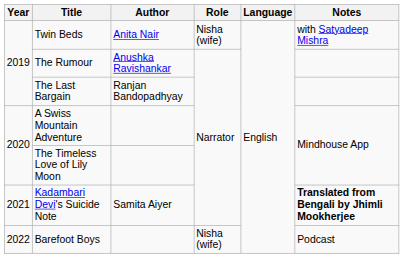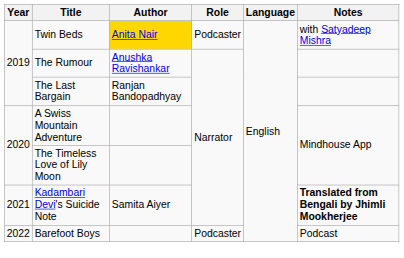(136, 35) no background -> (135, 35) gold background
(210, 35) Nisha (wife) -> (218, 35) Podcaster
(210, 239) Nisha (wife) -> (218, 233) Podcaster
